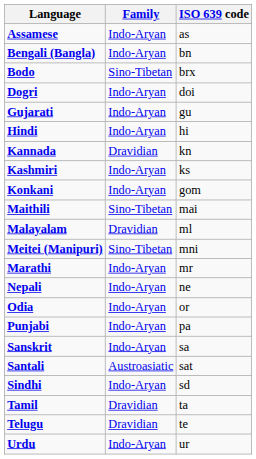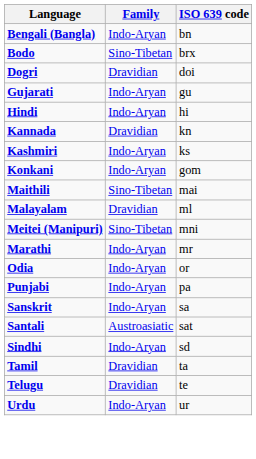- row: (33, 33)
(137, 92) Indo-Aryan -> (133, 72) Dravidian
- row: (24, 287)
